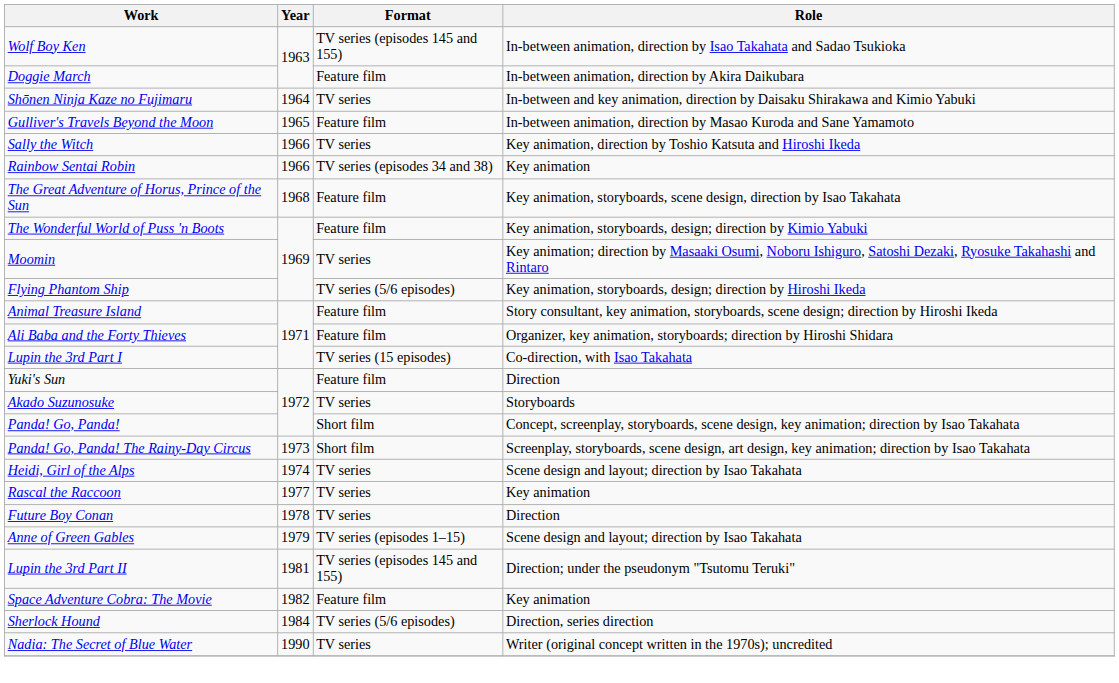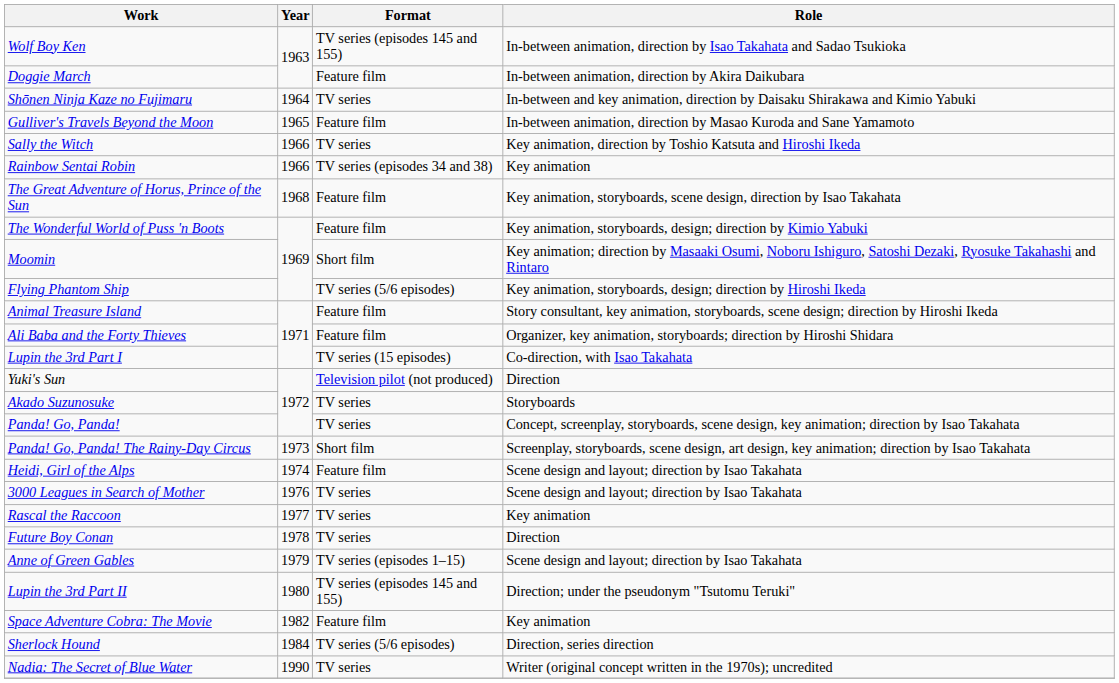(343, 259) TV series -> (345, 259) Short film
(351, 380) Feature film -> (404, 380) Television pilot (not produced)
(345, 425) Short film -> (343, 425) TV series
(343, 470) TV series -> (351, 470) Feature film
+ row: (106, 492)
(295, 568) 1981 -> (295, 591) 1980
